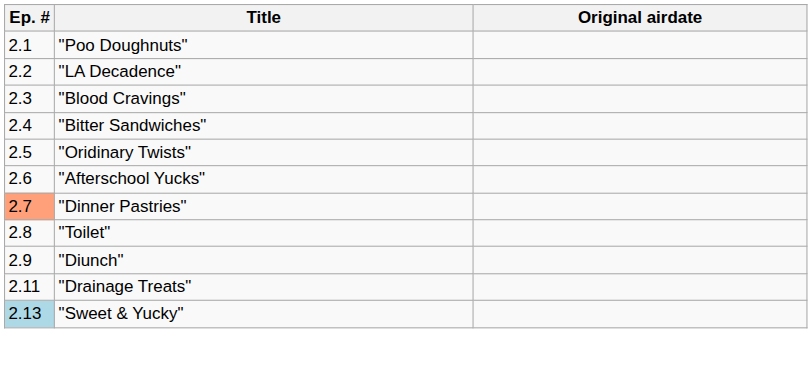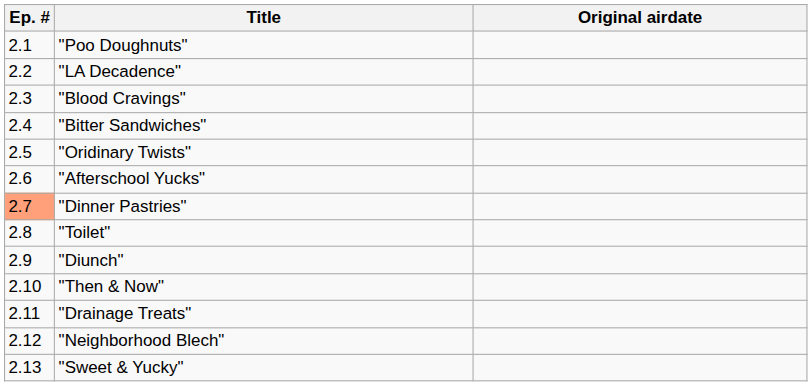+ row: (111, 286)
+ row: (141, 340)
(25, 313) lightblue background -> (25, 367) no background
